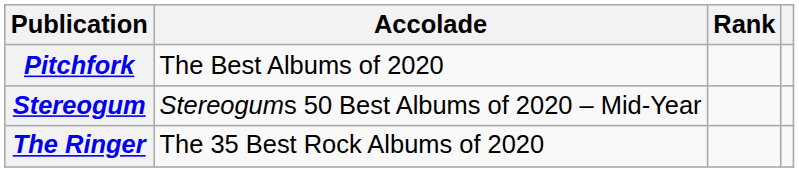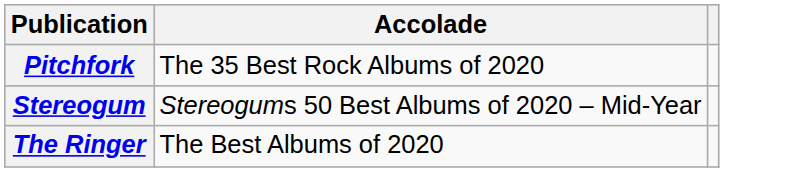- column: (744, 24)
(302, 65) The Best Albums of 2020 -> (352, 65) The 35 Best Rock Albums of 2020
(352, 145) The 35 Best Rock Albums of 2020 -> (302, 145) The Best Albums of 2020
